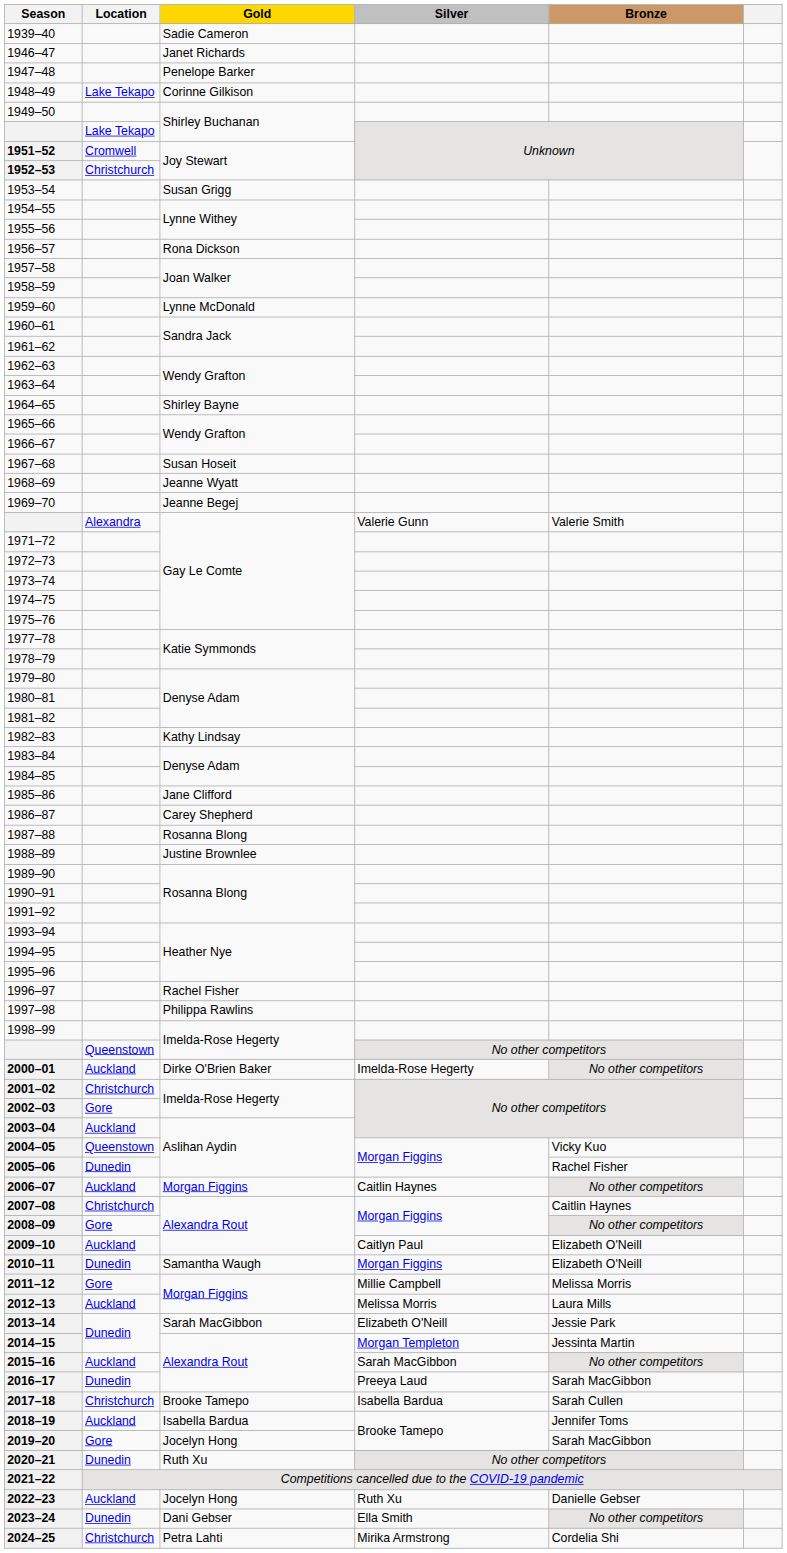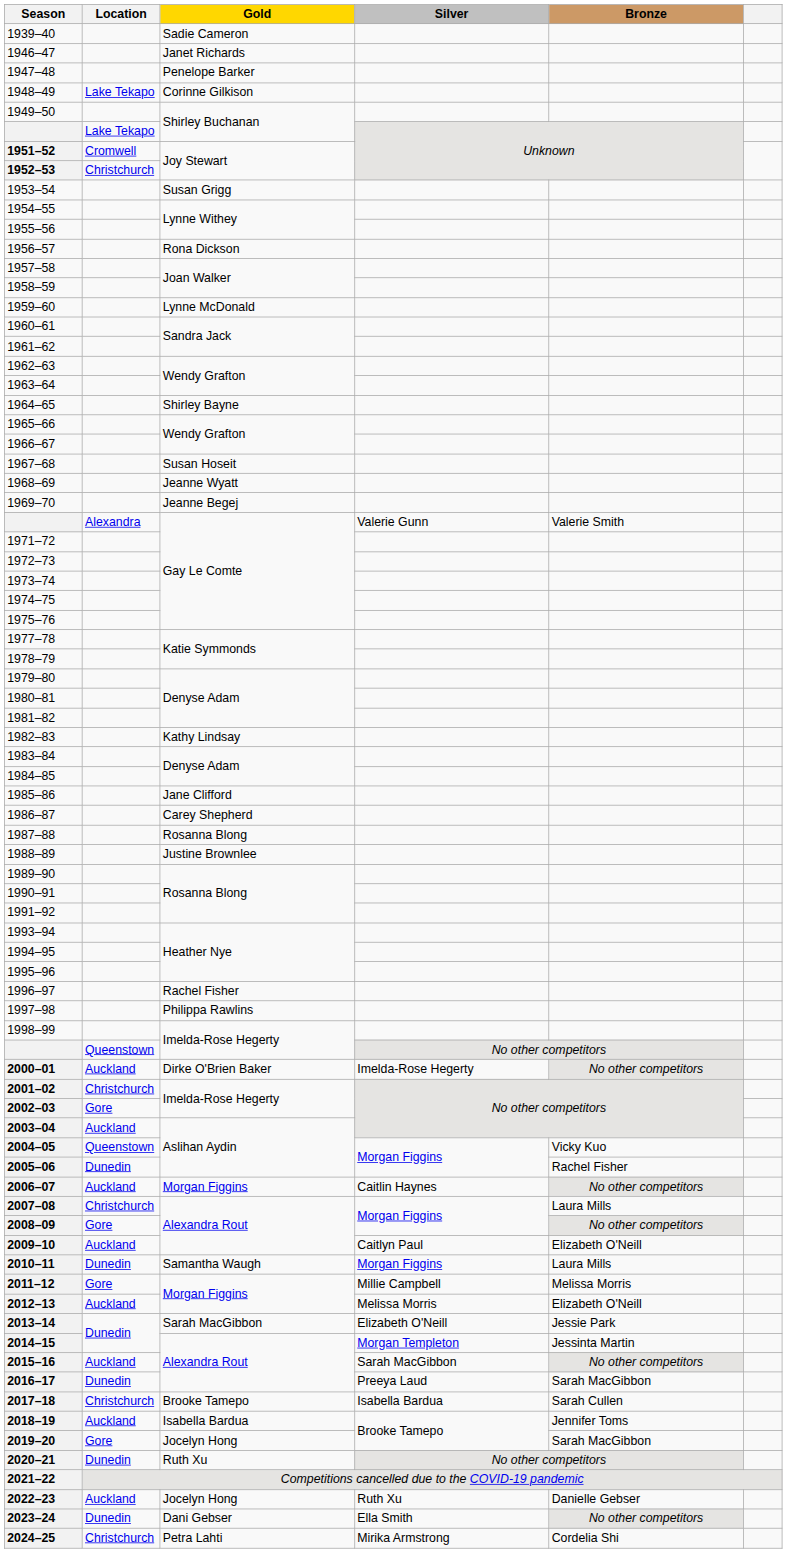(591, 1206) Caitlin Haynes -> (581, 1206) Laura Mills
(597, 1264) Elizabeth O'Neill -> (581, 1264) Laura Mills
(581, 1303) Laura Mills -> (597, 1303) Elizabeth O'Neill
